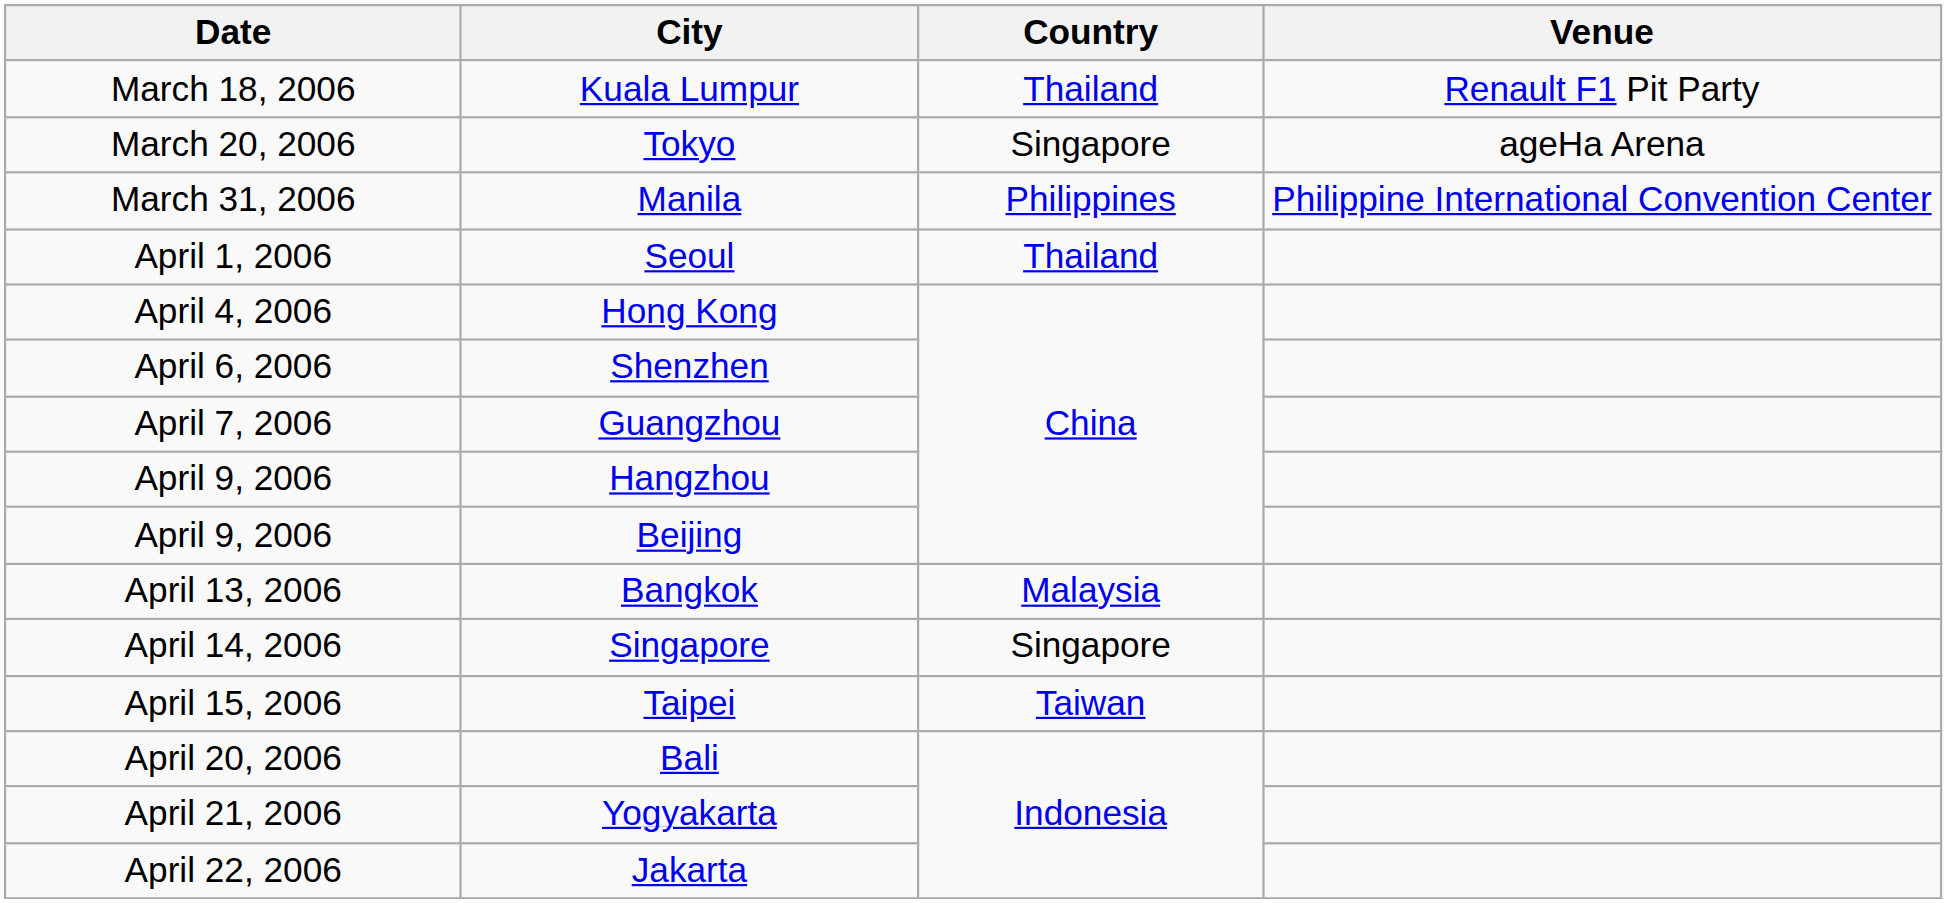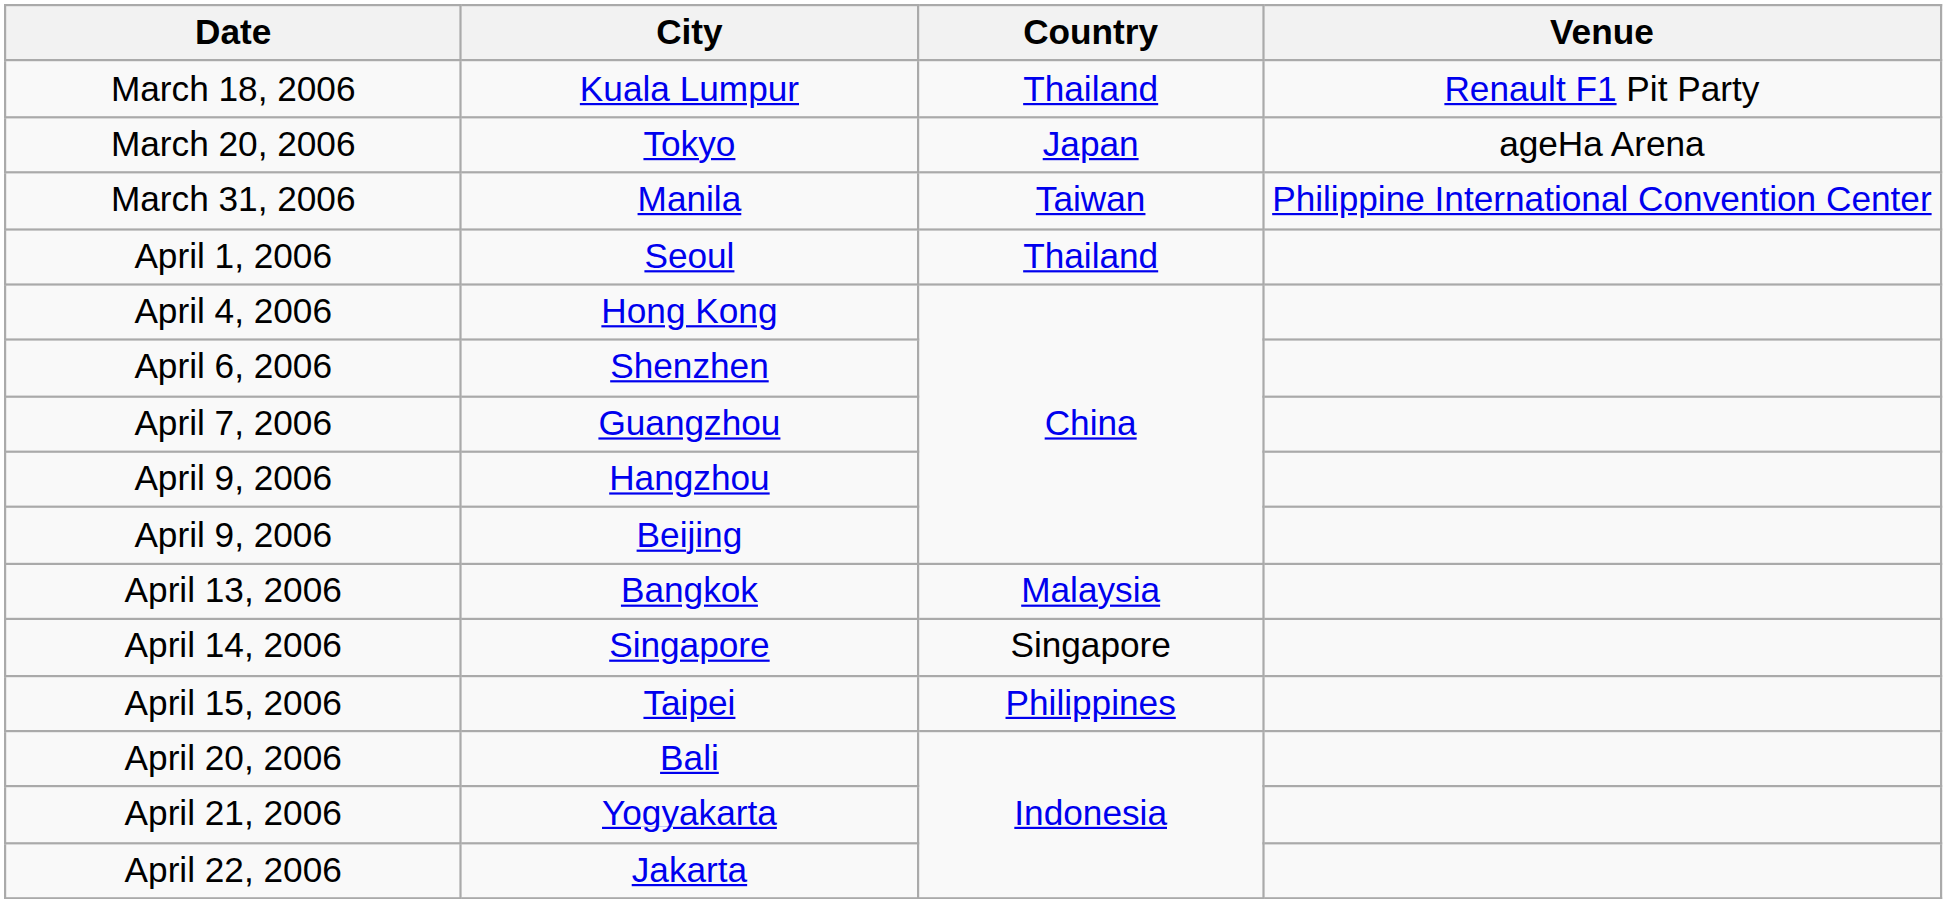(1091, 144) Singapore -> (1091, 144) Japan
(1091, 199) Philippines -> (1091, 199) Taiwan
(1091, 702) Taiwan -> (1091, 702) Philippines
